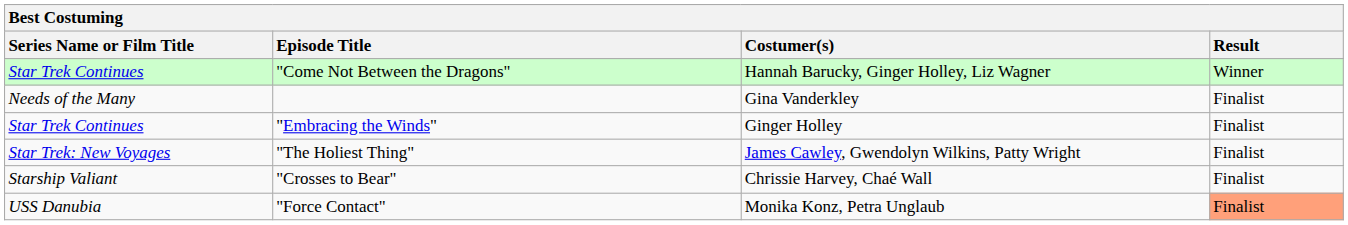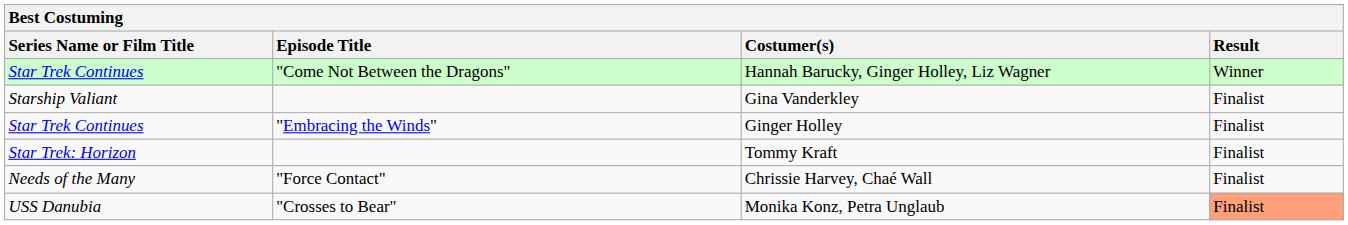(72, 98) Needs of the Many -> (63, 98) Starship Valiant
+ row: (791, 152)
- row: (913, 152)
(63, 179) Starship Valiant -> (72, 179) Needs of the Many
(336, 179) "Crosses to Bear" -> (331, 179) "Force Contact"
(331, 206) "Force Contact" -> (336, 206) "Crosses to Bear"
